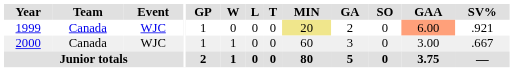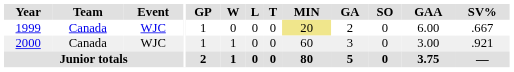(428, 27) lightsalmon background -> (428, 27) no background
(482, 27) .921 -> (482, 27) .667
(482, 43) .667 -> (482, 43) .921
